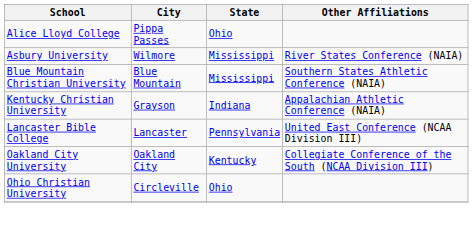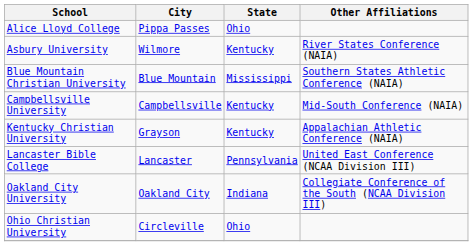(241, 56) Mississippi -> (250, 50) Kentucky
+ row: (48, 105)
(230, 105) Indiana -> (250, 133) Kentucky
(233, 160) Kentucky -> (247, 194) Indiana
